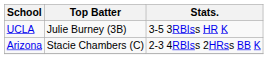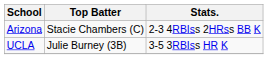rows swapped: (21, 29) <-> (24, 45)
